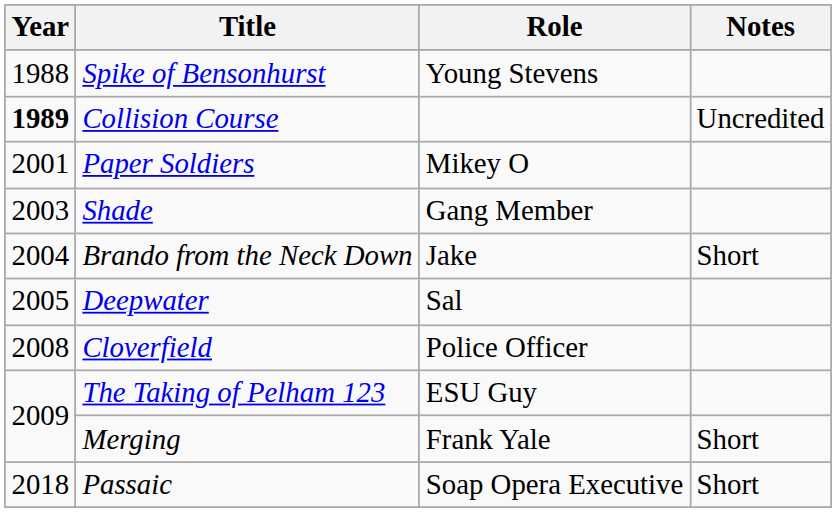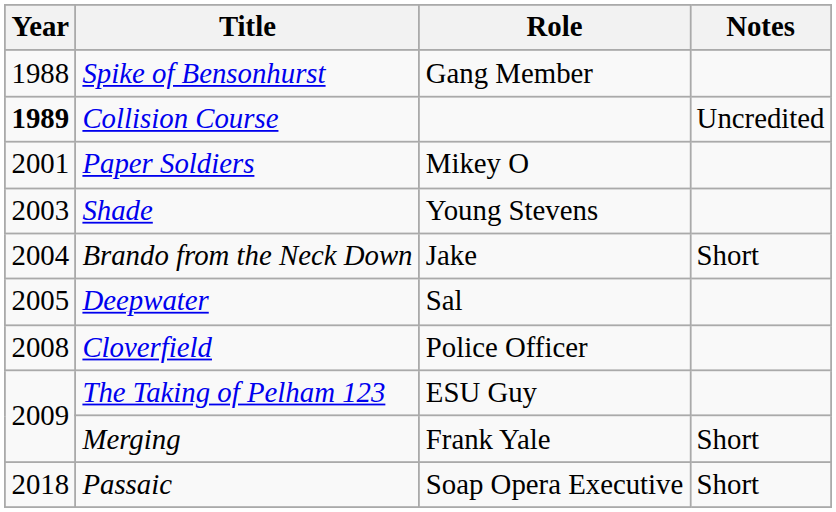(512, 73) Young Stevens -> (509, 73) Gang Member
(509, 210) Gang Member -> (512, 210) Young Stevens
